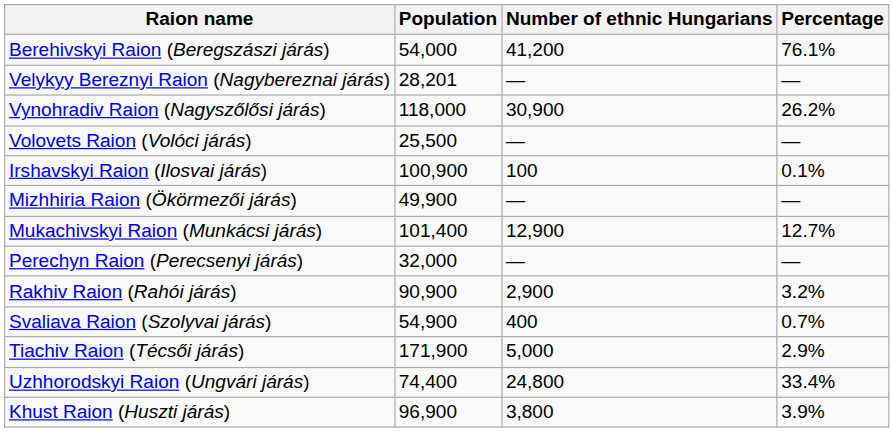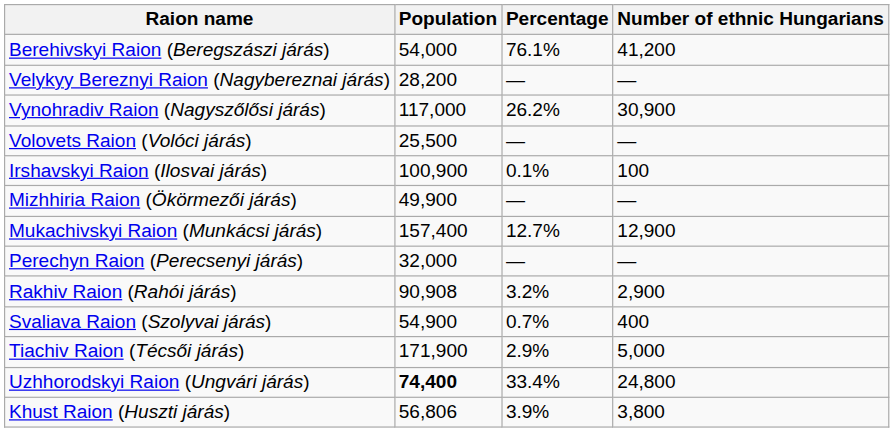columns swapped: (639, 19) <-> (833, 19)
(428, 79) 28,201 -> (428, 79) 28,200
(432, 110) 118,000 -> (432, 110) 117,000
(433, 230) 101,400 -> (433, 230) 157,400
(428, 291) 90,900 -> (428, 291) 90,908
(428, 381) normal -> (428, 381) bold
(428, 412) 96,900 -> (428, 412) 56,806
